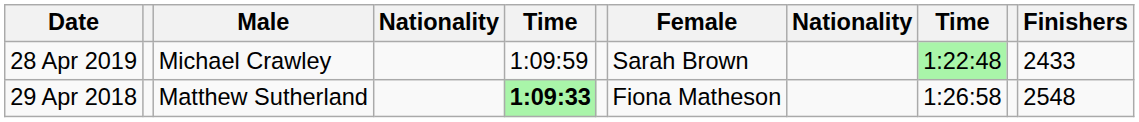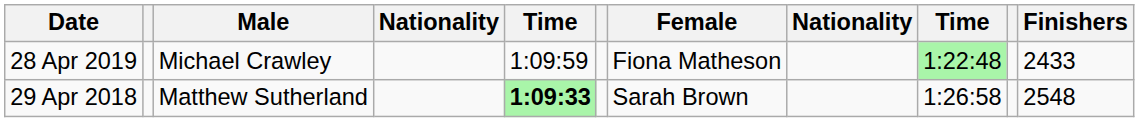(681, 60) Sarah Brown -> (697, 60) Fiona Matheson
(697, 97) Fiona Matheson -> (681, 97) Sarah Brown
